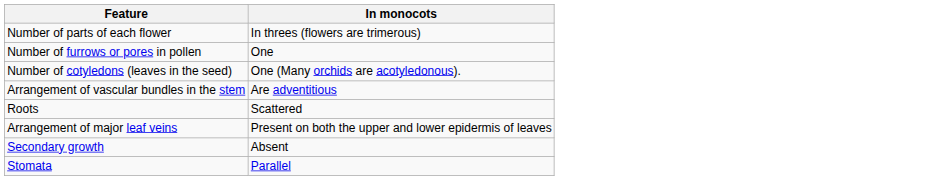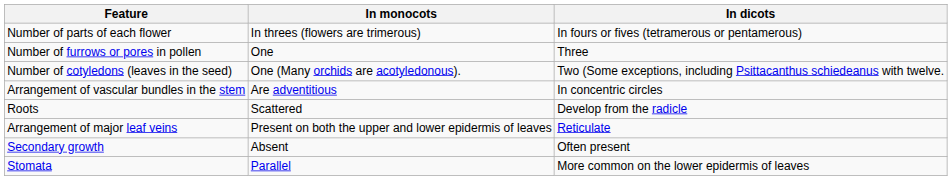+ column: (751, 14)
